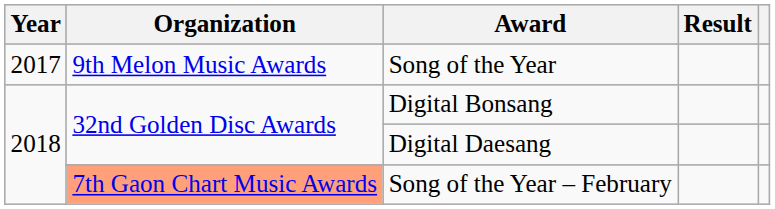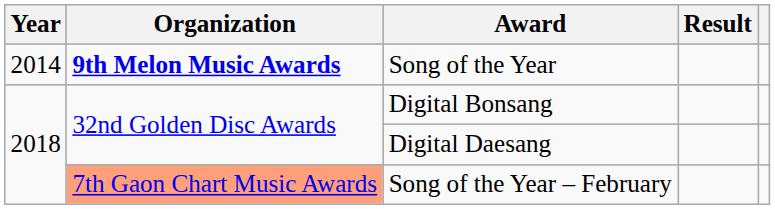(36, 64) 2017 -> (36, 64) 2014
(199, 64) normal -> (206, 64) bold
